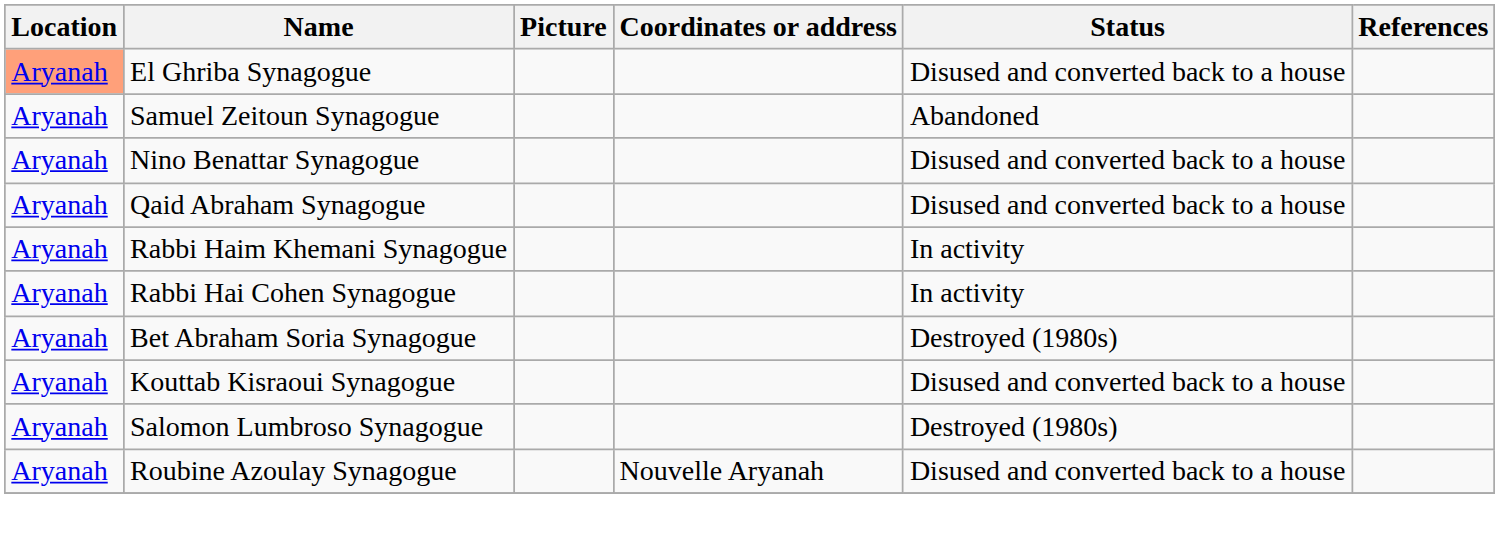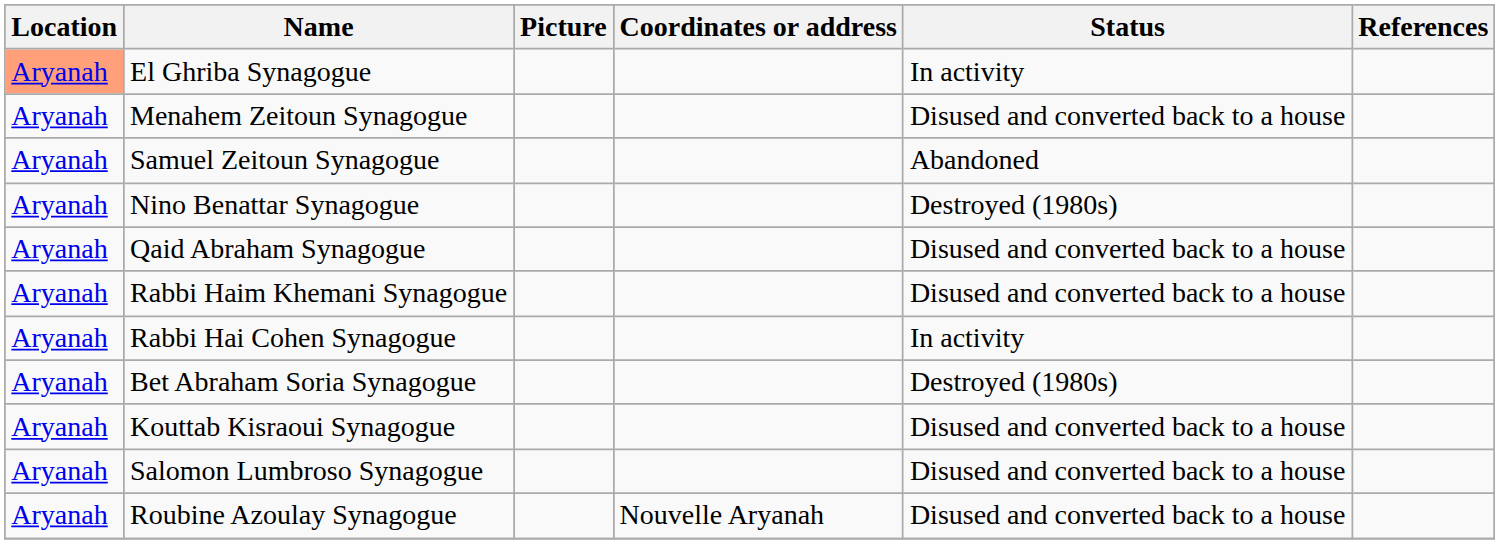(1128, 71) Disused and converted back to a house -> (967, 71) In activity
+ row: (299, 115)
(1128, 159) Disused and converted back to a house -> (1014, 204) Destroyed (1980s)
(967, 248) In activity -> (1128, 293) Disused and converted back to a house
(1014, 426) Destroyed (1980s) -> (1128, 470) Disused and converted back to a house
